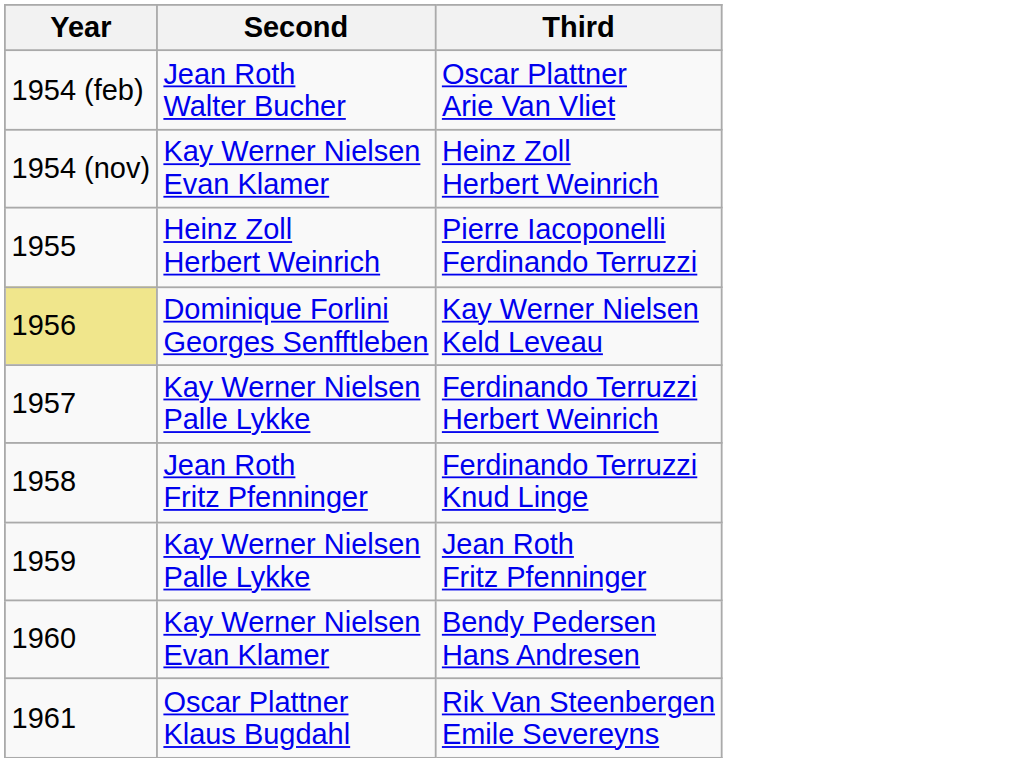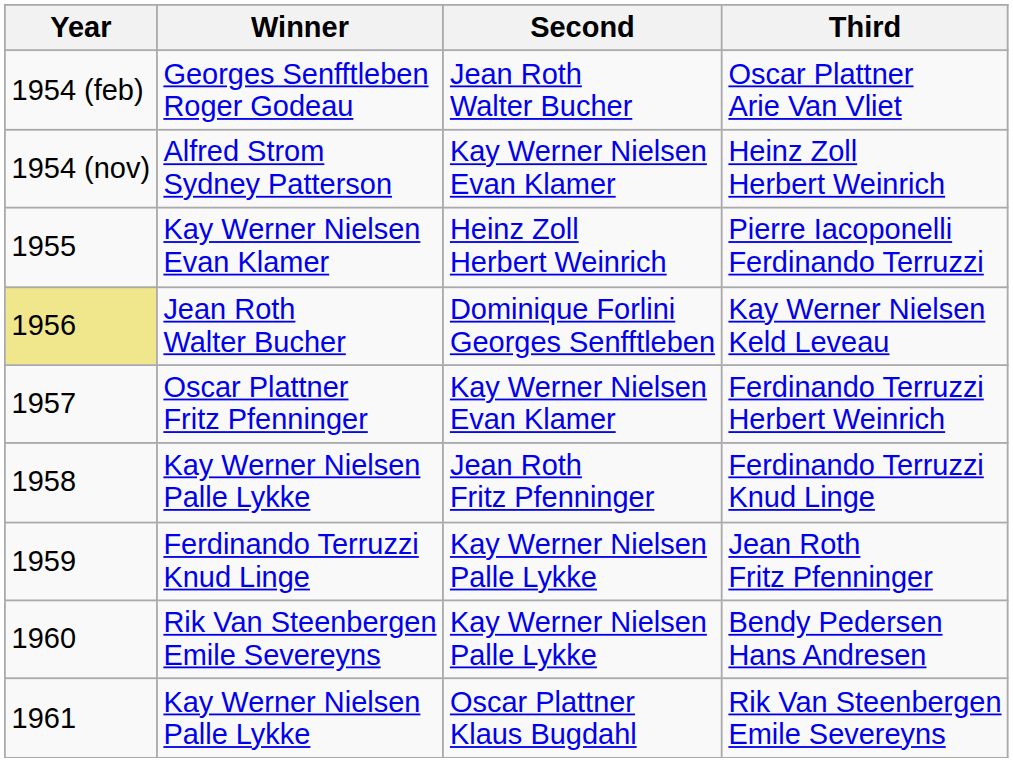+ column: (300, 27)
(292, 403) Kay Werner Nielsen Palle Lykke -> (578, 403) Kay Werner Nielsen Evan Klamer
(292, 639) Kay Werner Nielsen Evan Klamer -> (578, 639) Kay Werner Nielsen Palle Lykke
